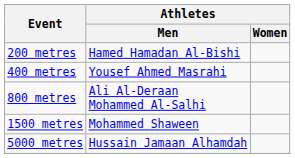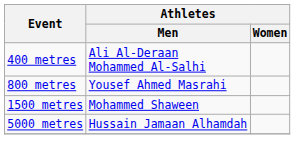- row: (42, 52)
(158, 72) Yousef Ahmed Masrahi -> (147, 59) Ali Al-Deraan Mohammed Al-Salhi
(147, 98) Ali Al-Deraan Mohammed Al-Salhi -> (158, 85) Yousef Ahmed Masrahi
